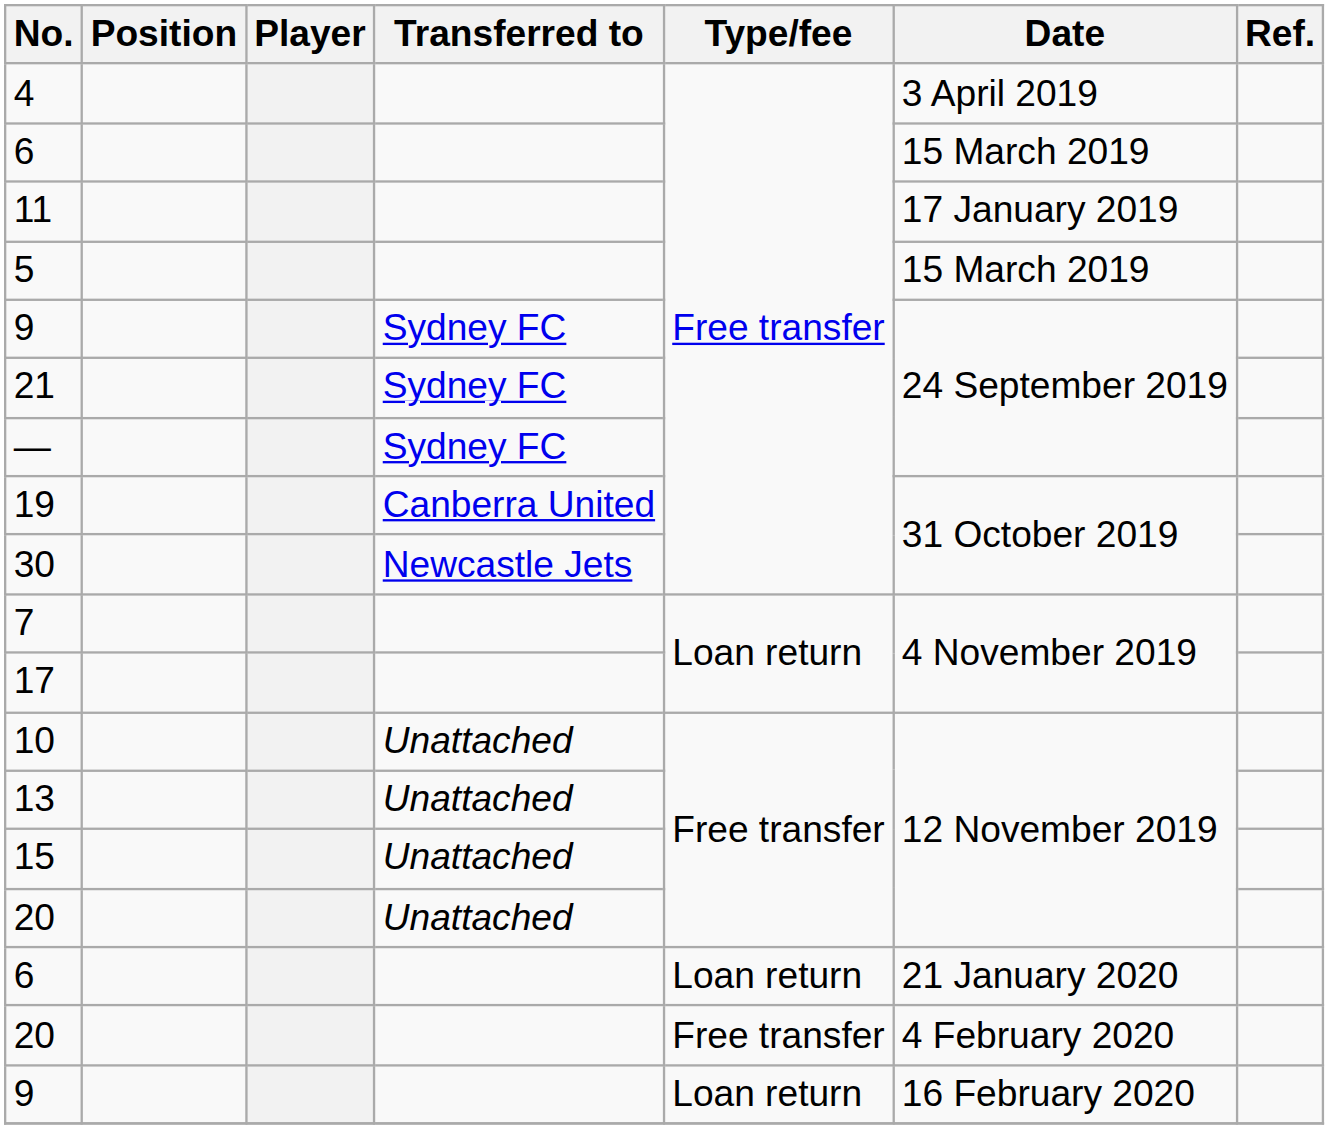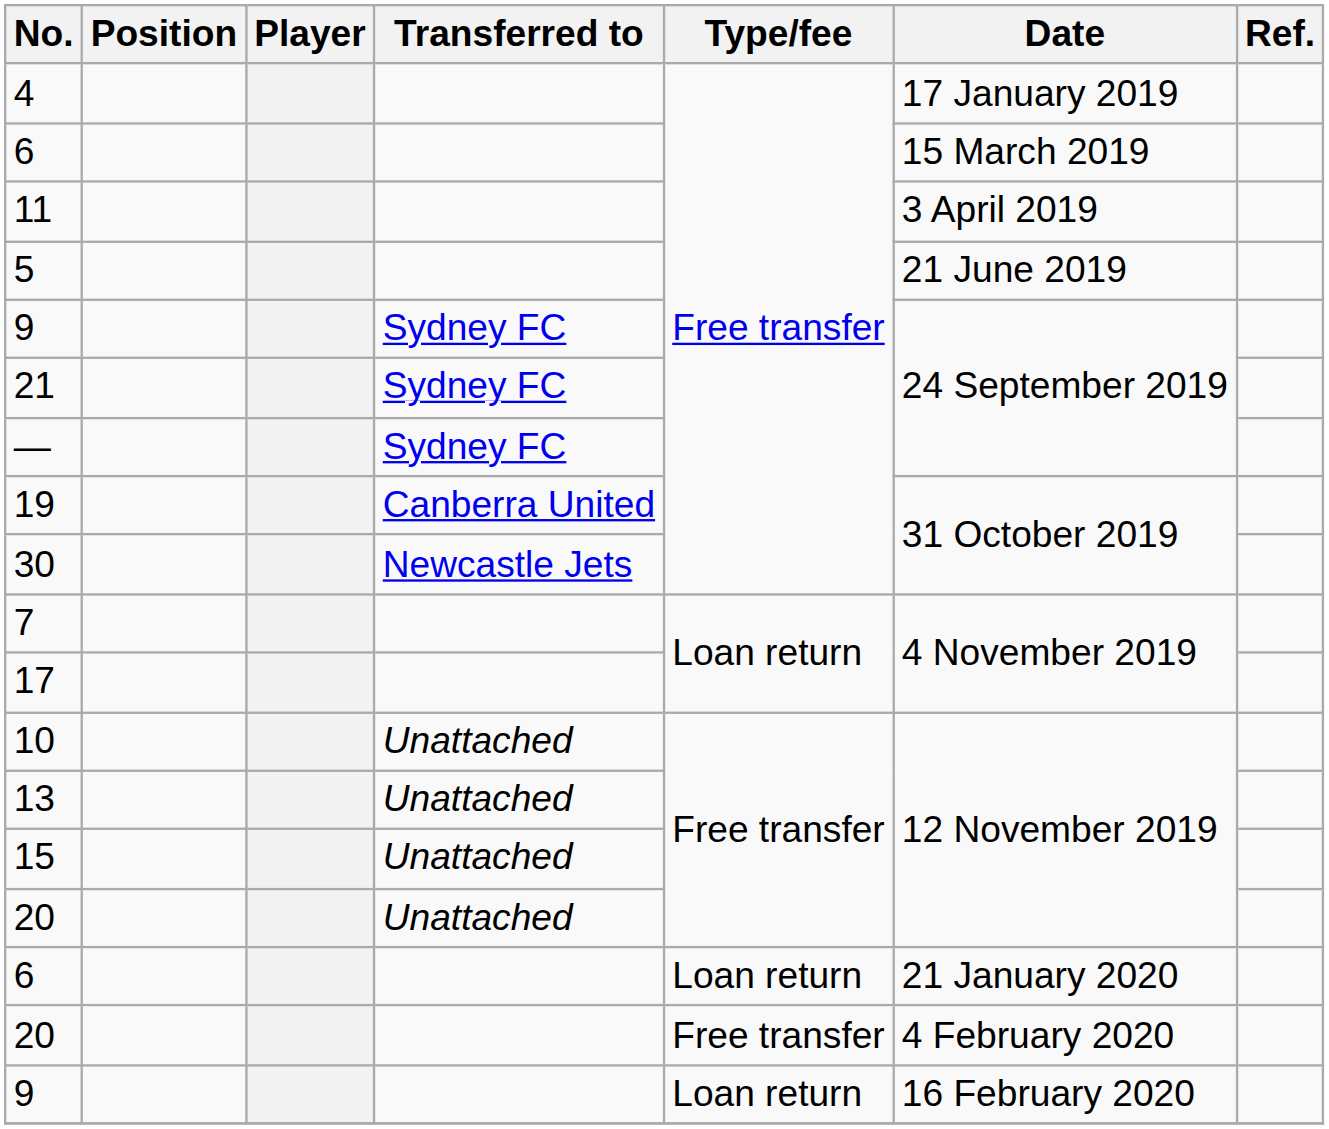(1000, 92) 3 April 2019 -> (1040, 92) 17 January 2019
(1040, 210) 17 January 2019 -> (1000, 210) 3 April 2019
(1026, 269) 15 March 2019 -> (1014, 269) 21 June 2019
